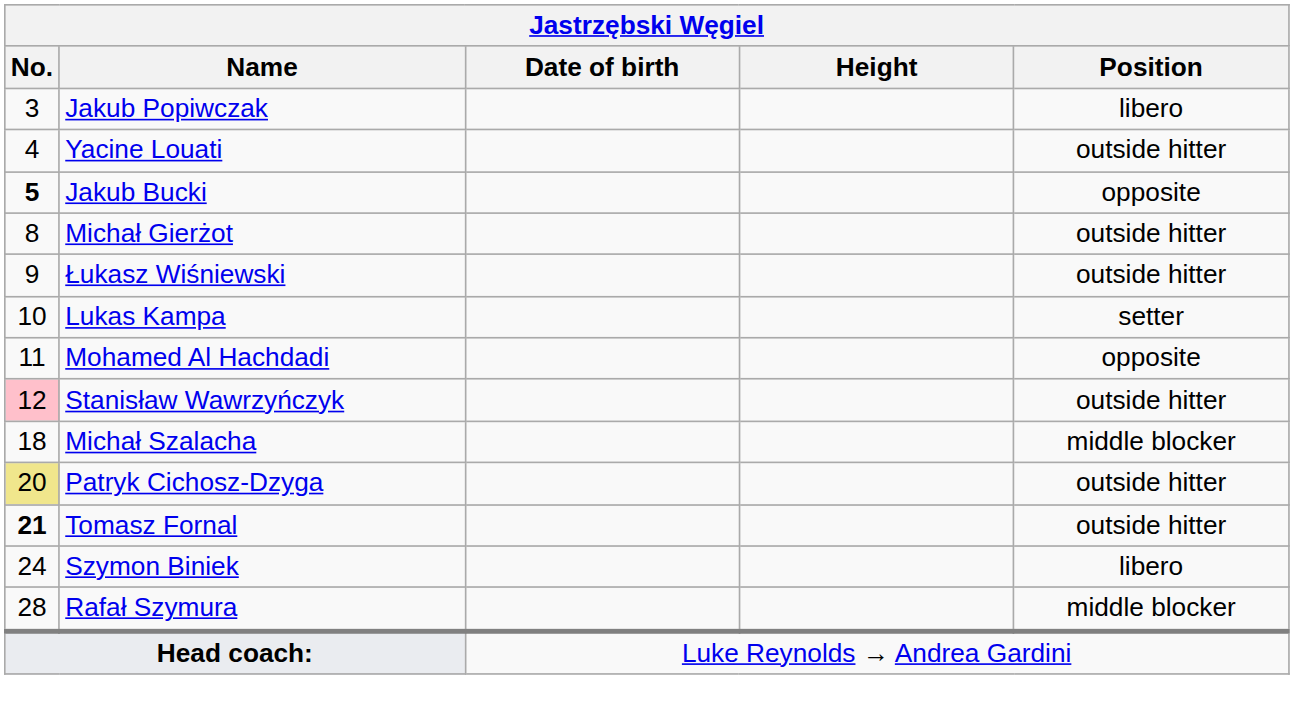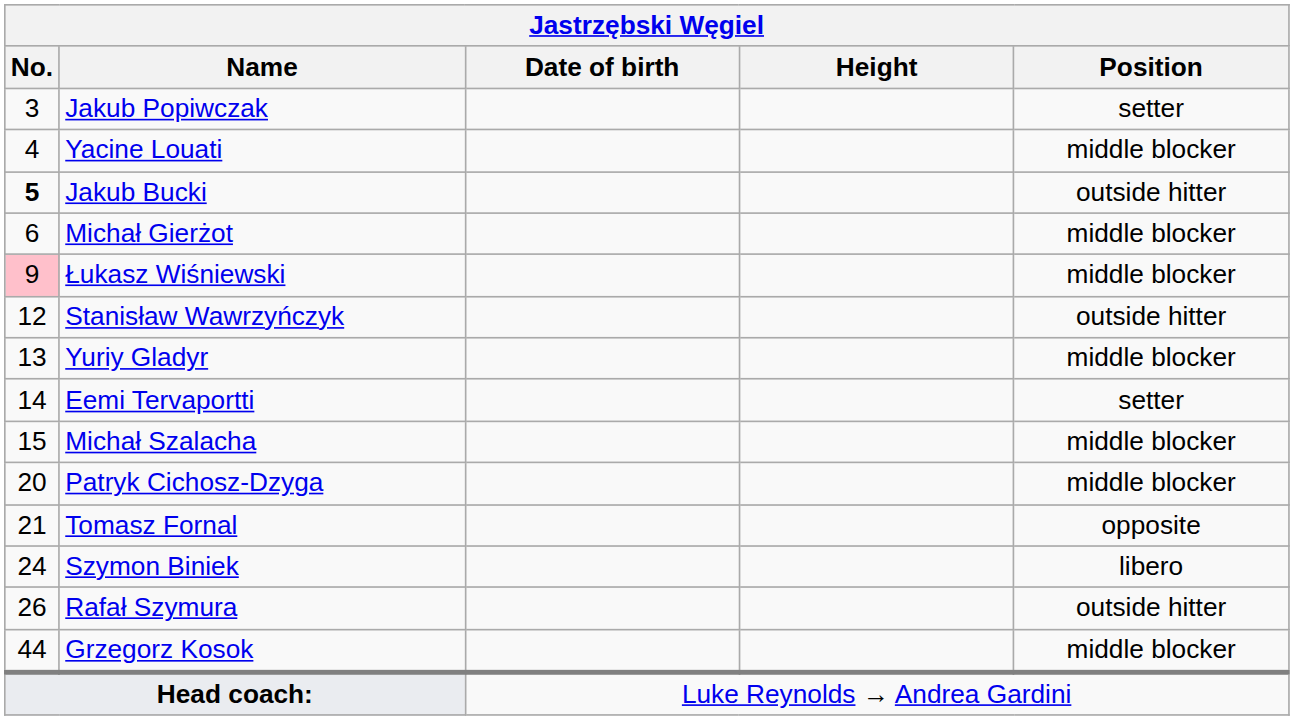(1151, 108) libero -> (1151, 108) setter
(1151, 150) outside hitter -> (1151, 150) middle blocker
(1151, 191) opposite -> (1151, 191) outside hitter
(32, 233) 8 -> (32, 233) 6
(1151, 233) outside hitter -> (1151, 233) middle blocker
(32, 274) no background -> (32, 274) pink background
(1151, 274) outside hitter -> (1151, 274) middle blocker
- row: (145, 316)
- row: (197, 358)
(32, 399) pink background -> (32, 316) no background
+ row: (137, 358)
+ row: (160, 399)
(32, 441) 18 -> (32, 441) 15
(32, 483) khaki background -> (32, 483) no background
(1151, 483) outside hitter -> (1151, 483) middle blocker
(32, 524) bold -> (32, 524) normal
(1151, 524) outside hitter -> (1151, 524) opposite
(32, 607) 28 -> (32, 607) 26
(1151, 607) middle blocker -> (1151, 607) outside hitter
+ row: (159, 649)
